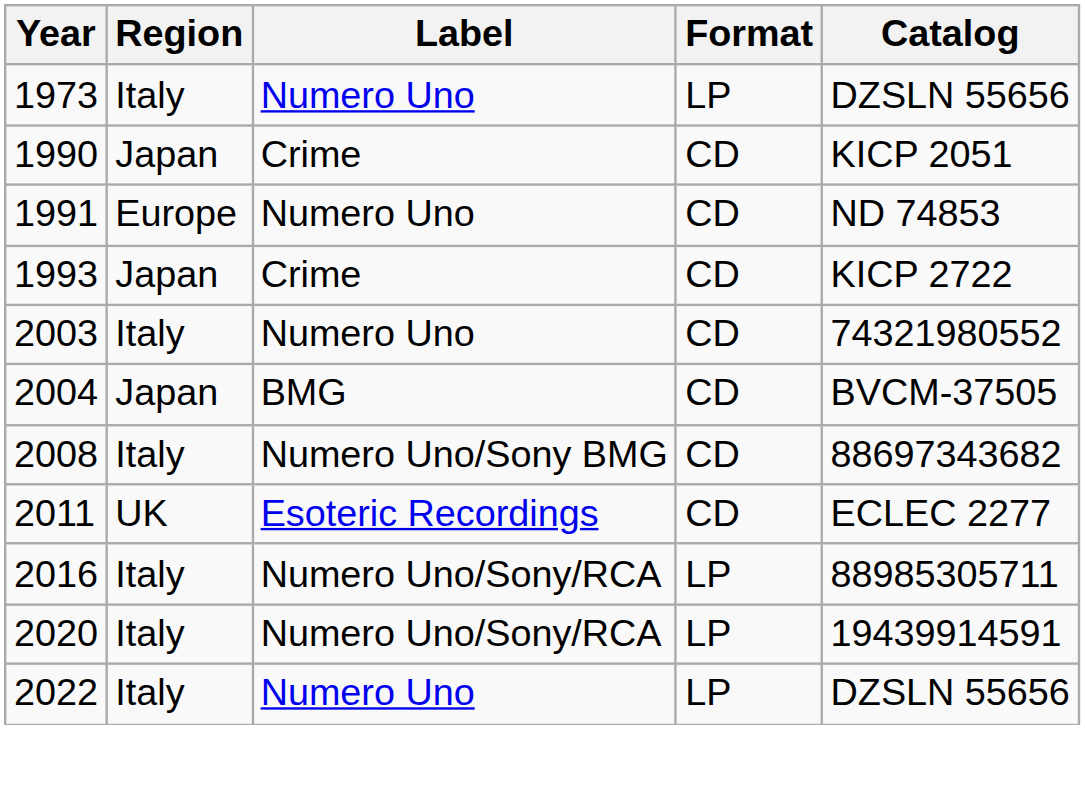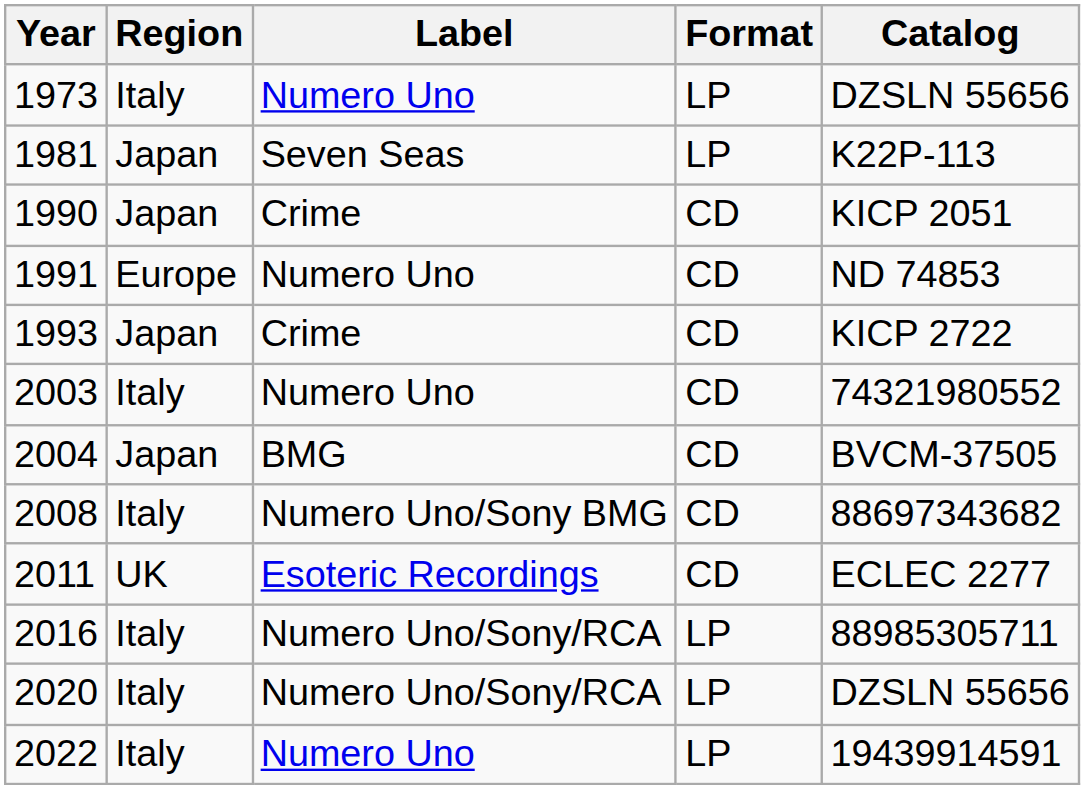+ row: (56, 154)
(946, 633) 19439914591 -> (950, 693) DZSLN 55656
(950, 693) DZSLN 55656 -> (946, 753) 19439914591
